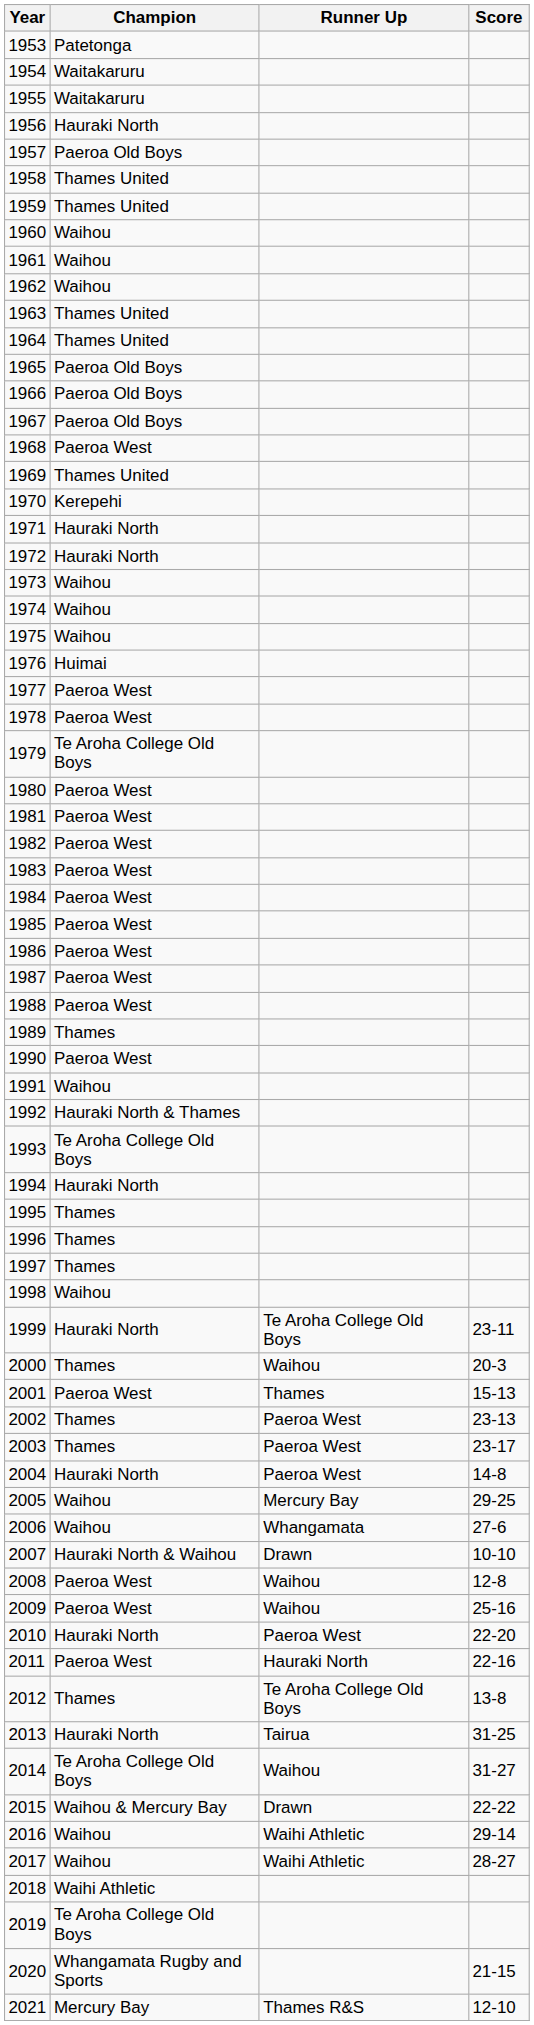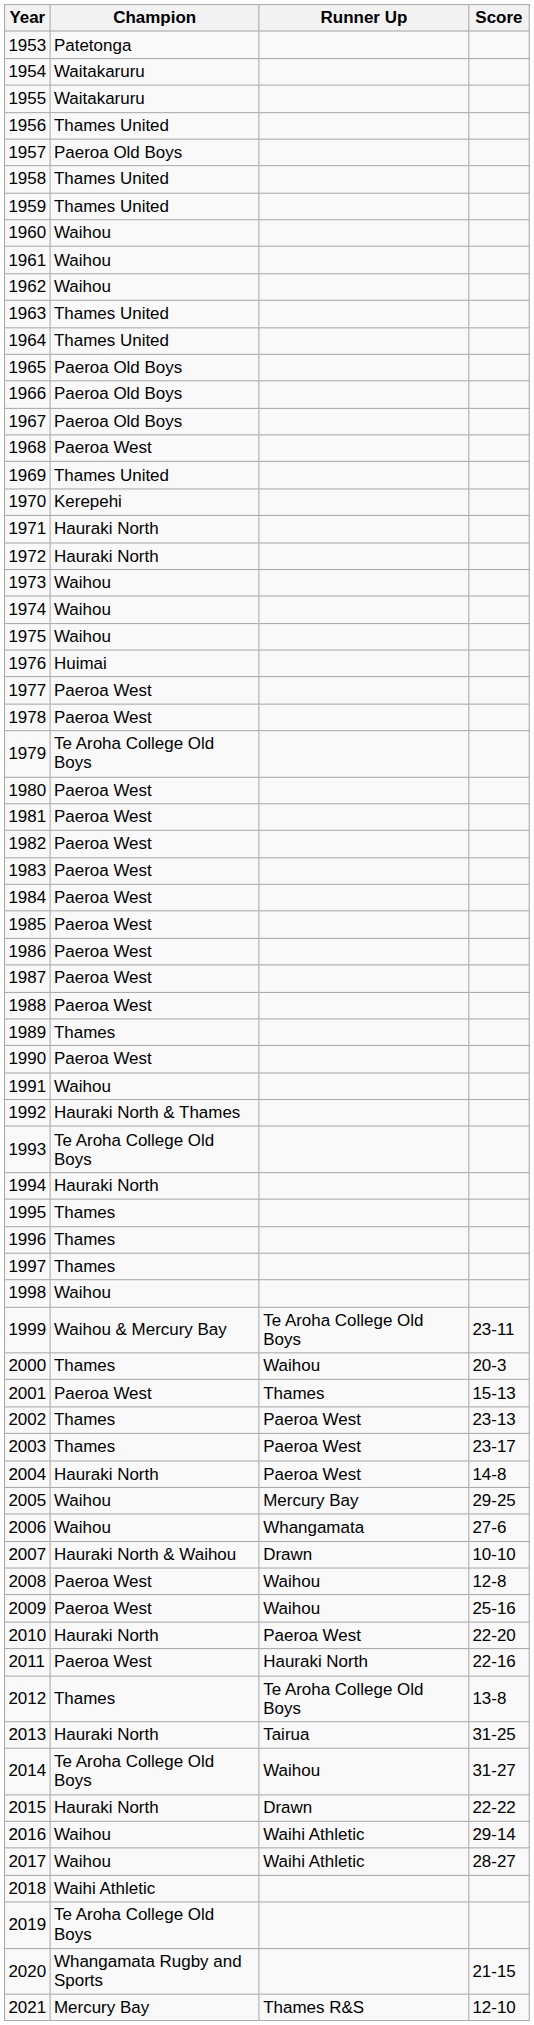(106, 125) Hauraki North -> (111, 125) Thames United
(106, 1329) Hauraki North -> (140, 1329) Waihou & Mercury Bay
(140, 1807) Waihou & Mercury Bay -> (106, 1807) Hauraki North
